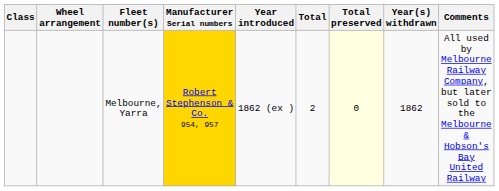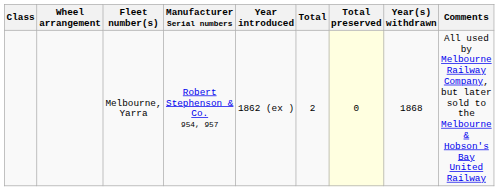(200, 108) gold background -> (200, 108) no background
(411, 108) 1862 -> (411, 108) 1868
